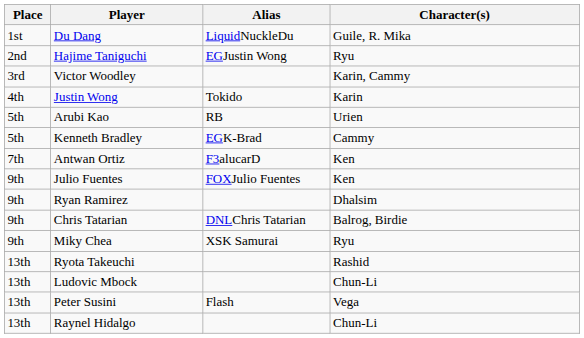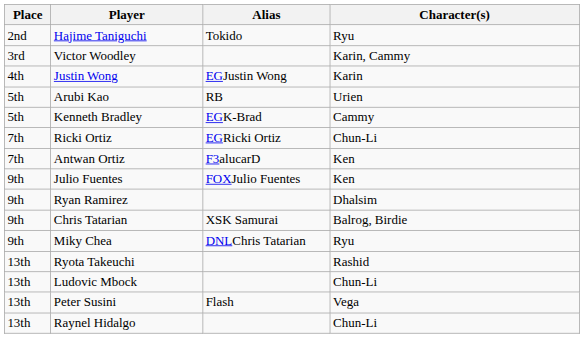- row: (77, 35)
(246, 55) EGJustin Wong -> (224, 35) Tokido
(224, 96) Tokido -> (246, 76) EGJustin Wong
+ row: (83, 138)
(256, 220) DNLChris Tatarian -> (242, 220) XSK Samurai
(242, 240) XSK Samurai -> (256, 240) DNLChris Tatarian
